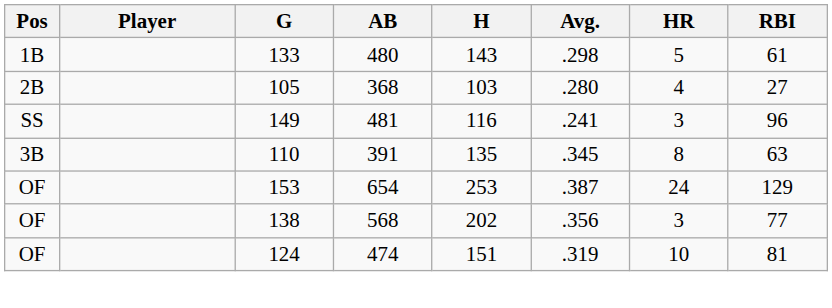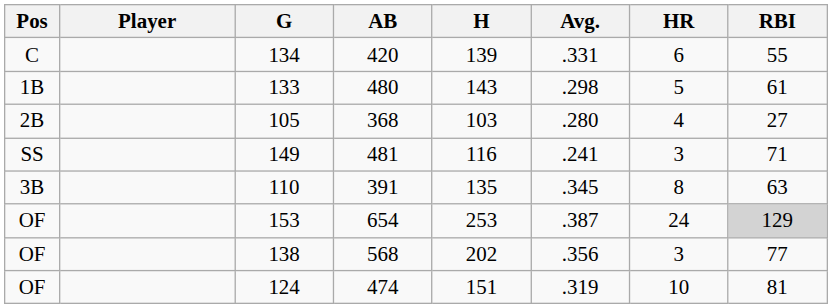+ row: (284, 54)
(777, 120) 96 -> (777, 154) 71
(777, 187) no background -> (777, 220) lightgrey background
